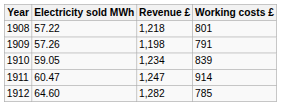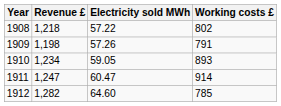columns swapped: (84, 12) <-> (165, 12)
(204, 28) 801 -> (204, 28) 802
(204, 61) 839 -> (204, 61) 893
